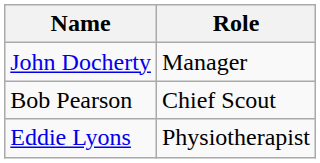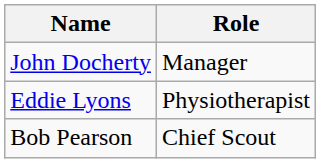rows swapped: (71, 137) <-> (71, 99)
